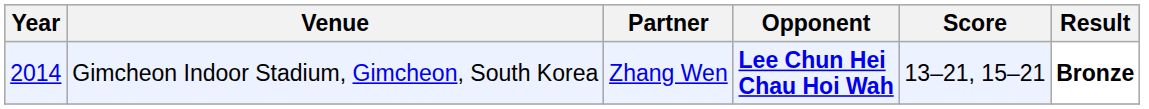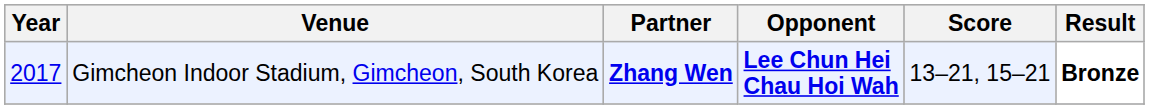(36, 73) 2014 -> (36, 73) 2017
(668, 73) normal -> (671, 73) bold
